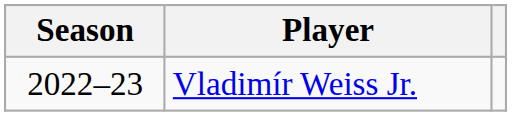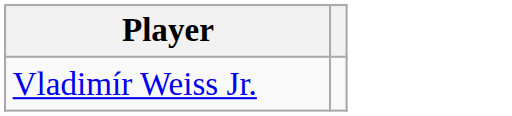- column: (85, 30)
